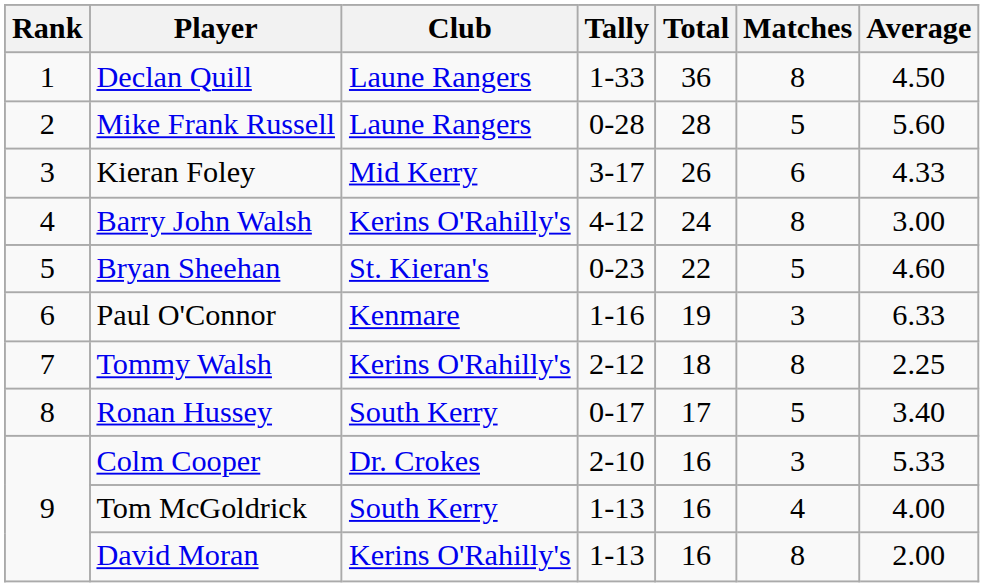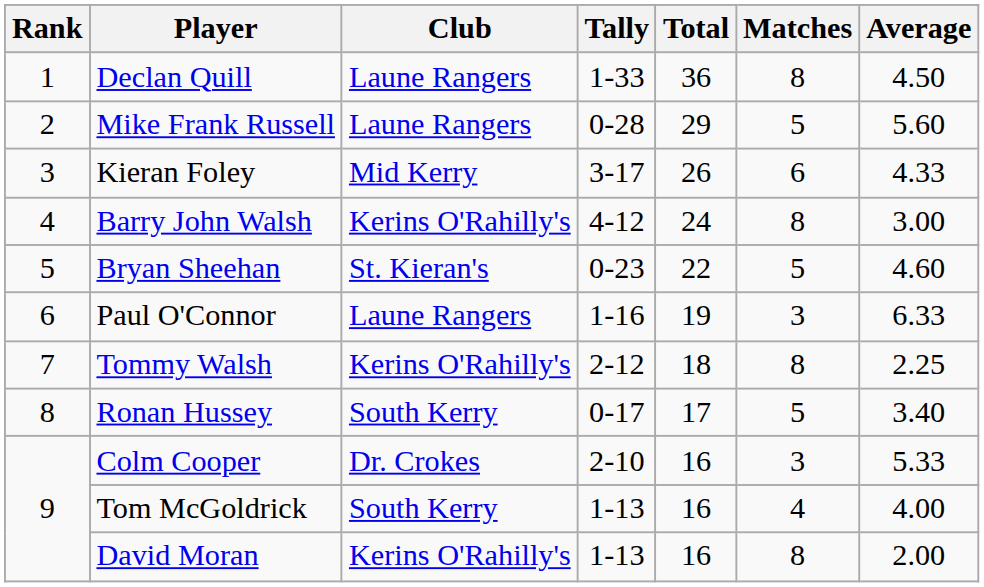(696, 124) 28 -> (696, 124) 29
(404, 316) Kenmare -> (440, 316) Laune Rangers
